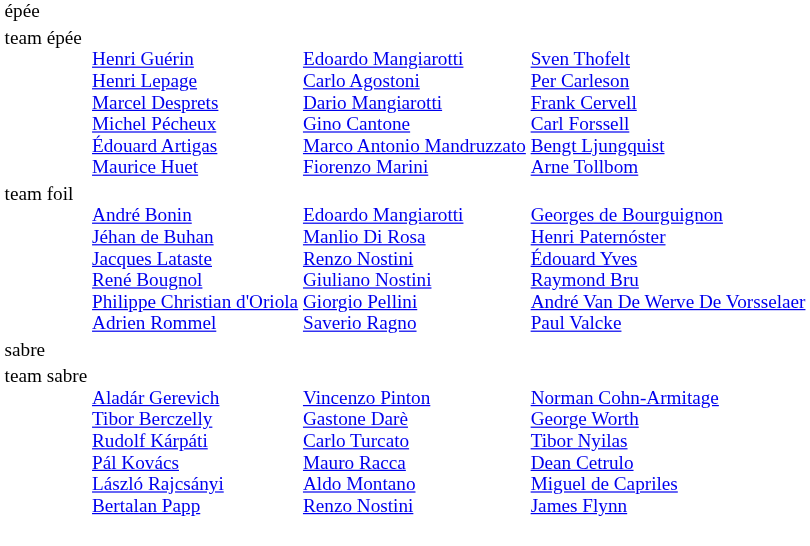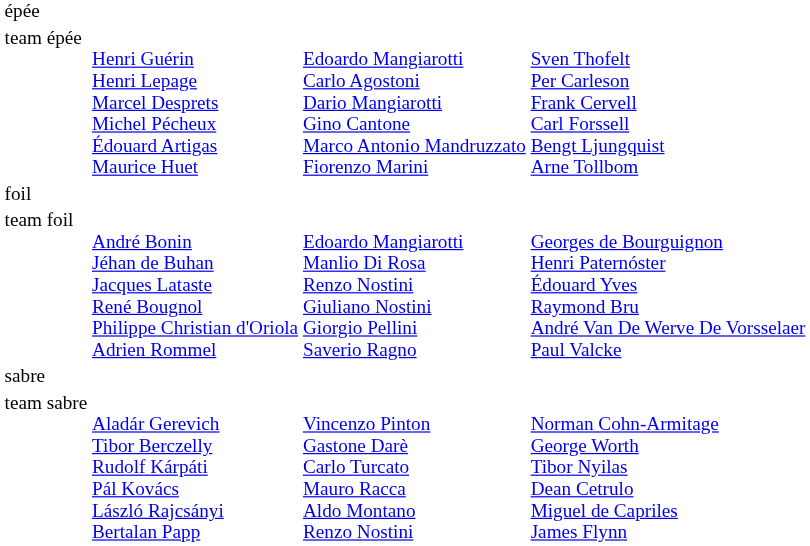+ row: (18, 193)
